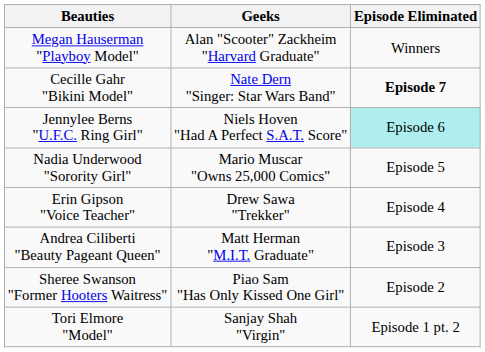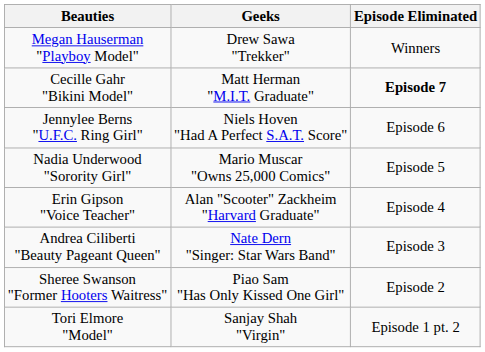(261, 47) Alan "Scooter" Zackheim "Harvard Graduate" -> (261, 47) Drew Sawa "Trekker"
(261, 87) Nate Dern "Singer: Star Wars Band" -> (261, 87) Matt Herman "M.I.T. Graduate"
(416, 127) paleturquoise background -> (416, 127) no background
(261, 207) Drew Sawa "Trekker" -> (261, 207) Alan "Scooter" Zackheim "Harvard Graduate"
(261, 247) Matt Herman "M.I.T. Graduate" -> (261, 247) Nate Dern "Singer: Star Wars Band"
